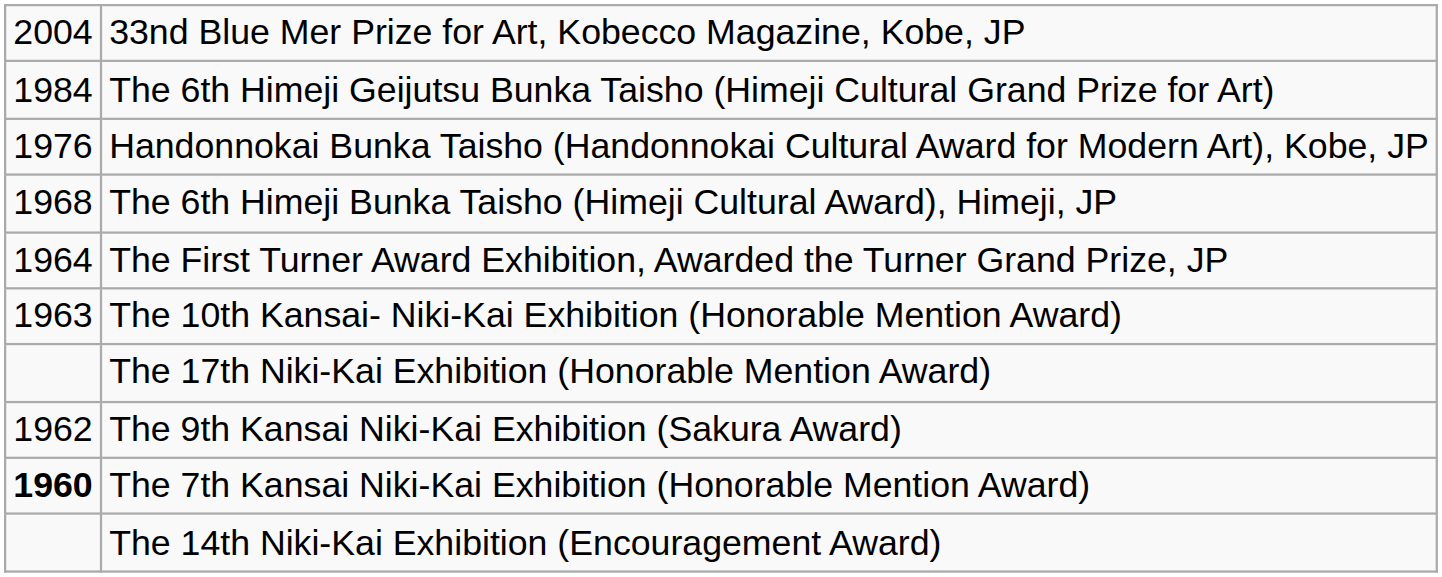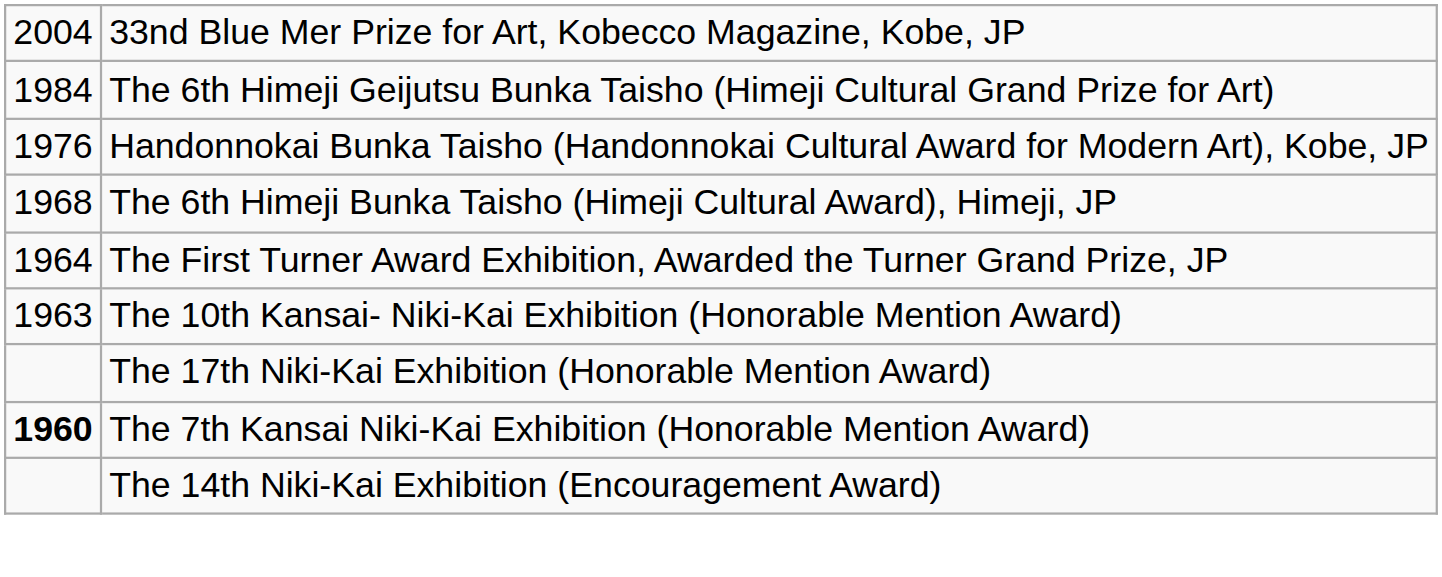- row: (505, 428)
